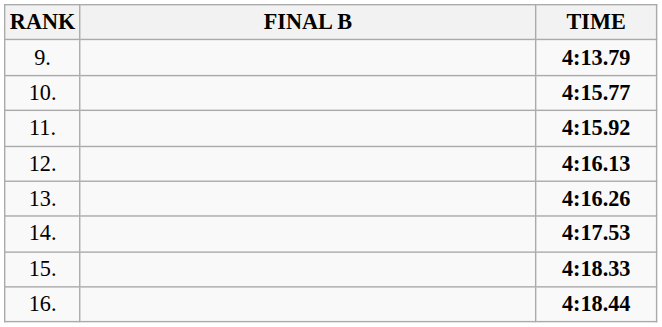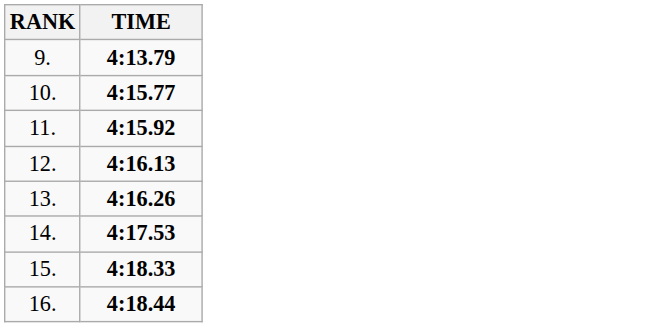- column: (308, 22)
